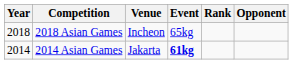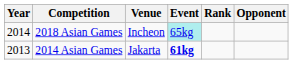(19, 31) 2018 -> (19, 31) 2014
(182, 31) no background -> (182, 31) paleturquoise background
(19, 50) 2014 -> (19, 50) 2013
